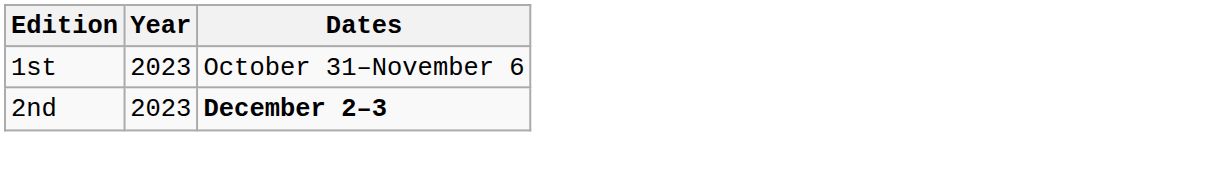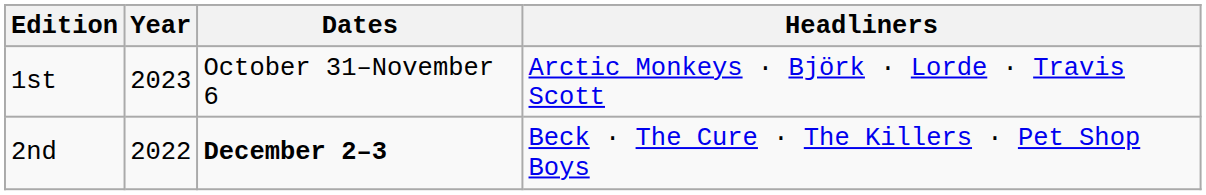+ column: (862, 26)
(161, 109) 2023 -> (161, 153) 2022
